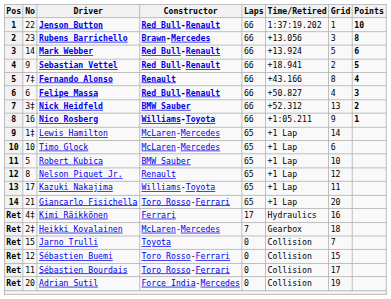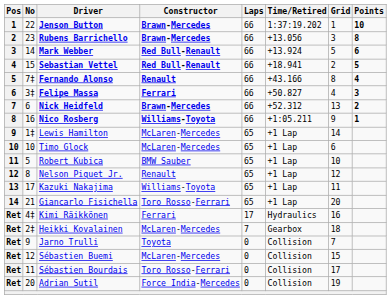(181, 25) Red Bull-Renault -> (176, 25) Brawn-Mercedes
(28, 66) 9 -> (30, 66) 15
(28, 93) 6 -> (30, 93) 3‡
(181, 93) Red Bull-Renault -> (159, 93) Ferrari
(30, 107) 3‡ -> (28, 107) 6
(166, 107) BMW Sauber -> (176, 107) Brawn-Mercedes
(30, 243) 15 -> (28, 243) 9
(186, 256) Toro Rosso-Ferrari -> (181, 256) McLaren-Mercedes
